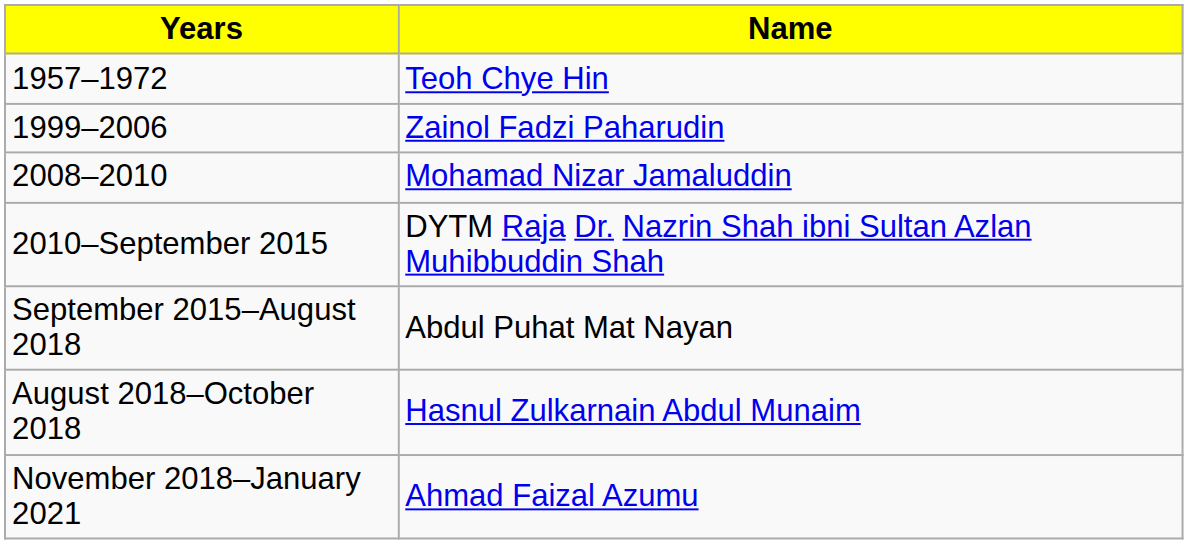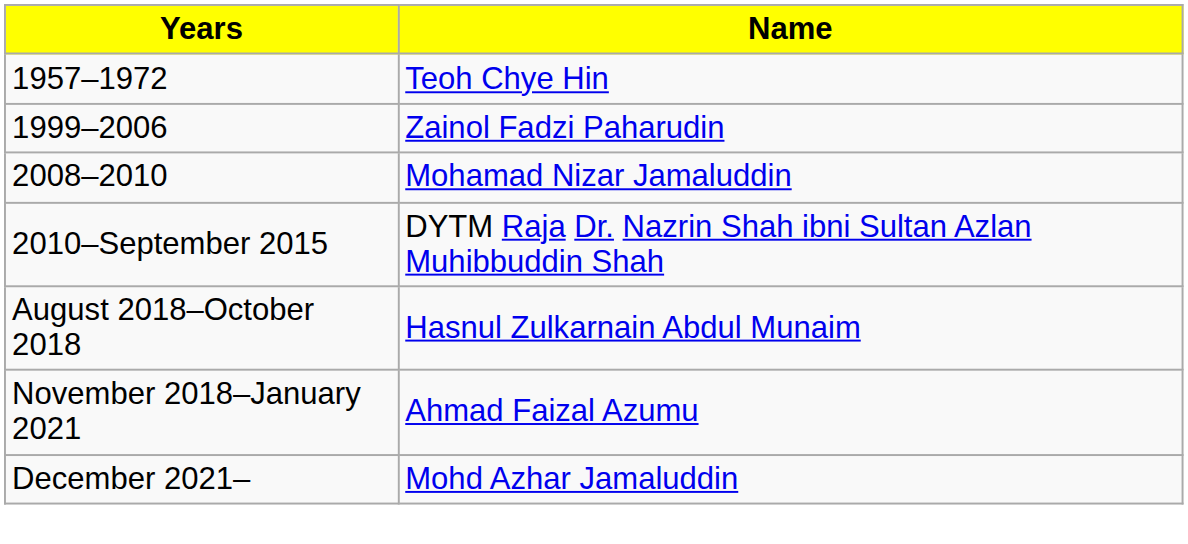- row: (184, 327)
+ row: (131, 478)
